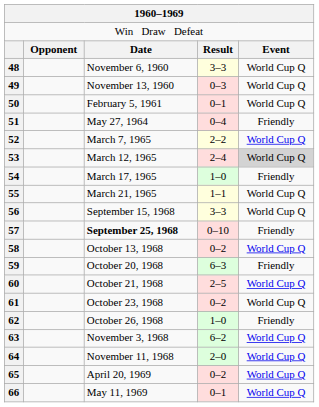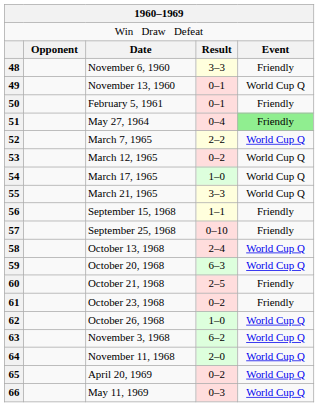(276, 68) World Cup Q -> (276, 68) Friendly
(218, 86) 0–3 -> (217, 86) 0–1
(276, 104) World Cup Q -> (276, 104) Friendly
(276, 122) no background -> (276, 122) lightgreen background
(218, 158) 2–4 -> (217, 158) 0–2
(276, 158) lightgrey background -> (276, 158) no background
(276, 176) Friendly -> (276, 176) World Cup Q
(218, 194) 1–1 -> (217, 194) 3–3
(218, 212) 3–3 -> (217, 212) 1–1
(276, 212) World Cup Q -> (276, 212) Friendly
(132, 230) bold -> (132, 230) normal
(218, 248) 0–2 -> (217, 248) 2–4
(276, 266) Friendly -> (276, 266) World Cup Q
(276, 284) World Cup Q -> (276, 284) Friendly
(276, 302) World Cup Q -> (276, 302) Friendly
(276, 320) Friendly -> (276, 320) World Cup Q
(218, 392) 0–1 -> (217, 392) 0–3
